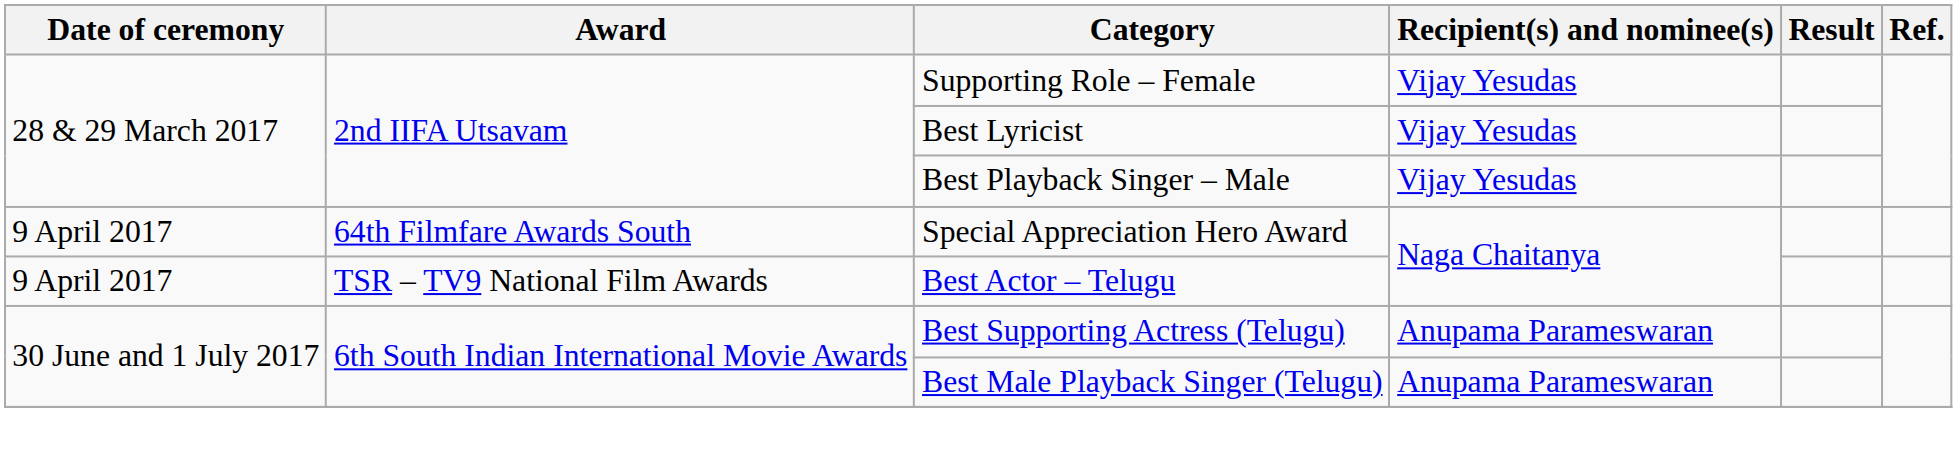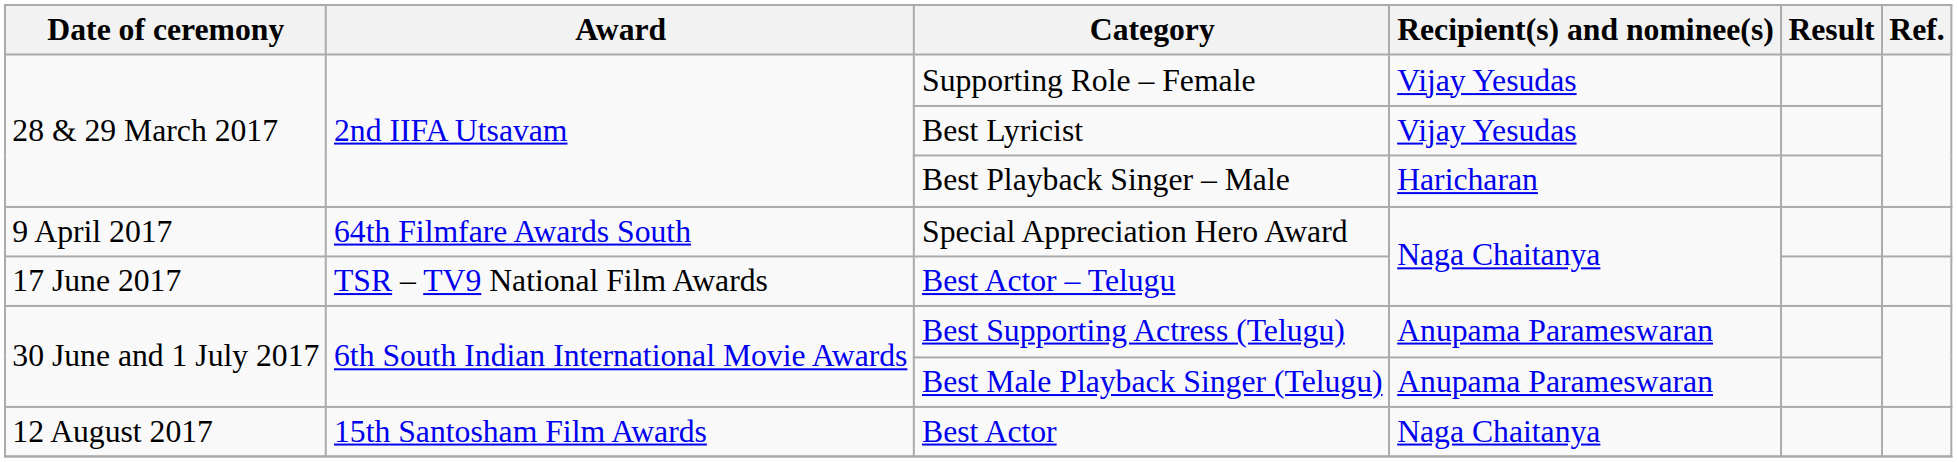(1487, 180) Vijay Yesudas -> (1468, 180) Haricharan
(92, 280) 9 April 2017 -> (97, 280) 17 June 2017
+ row: (989, 431)
